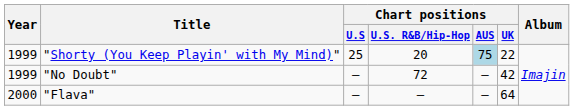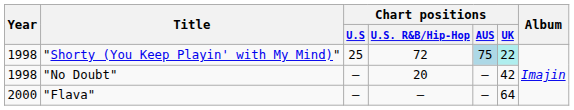(22, 55) 1999 -> (22, 55) 1998
(420, 55) 20 -> (420, 55) 72
(508, 55) no background -> (508, 55) paleturquoise background
(22, 75) 1999 -> (22, 75) 1998
(420, 75) 72 -> (420, 75) 20
